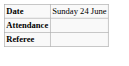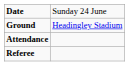+ row: (21, 25)
